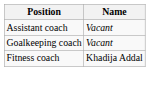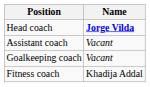+ row: (29, 27)
